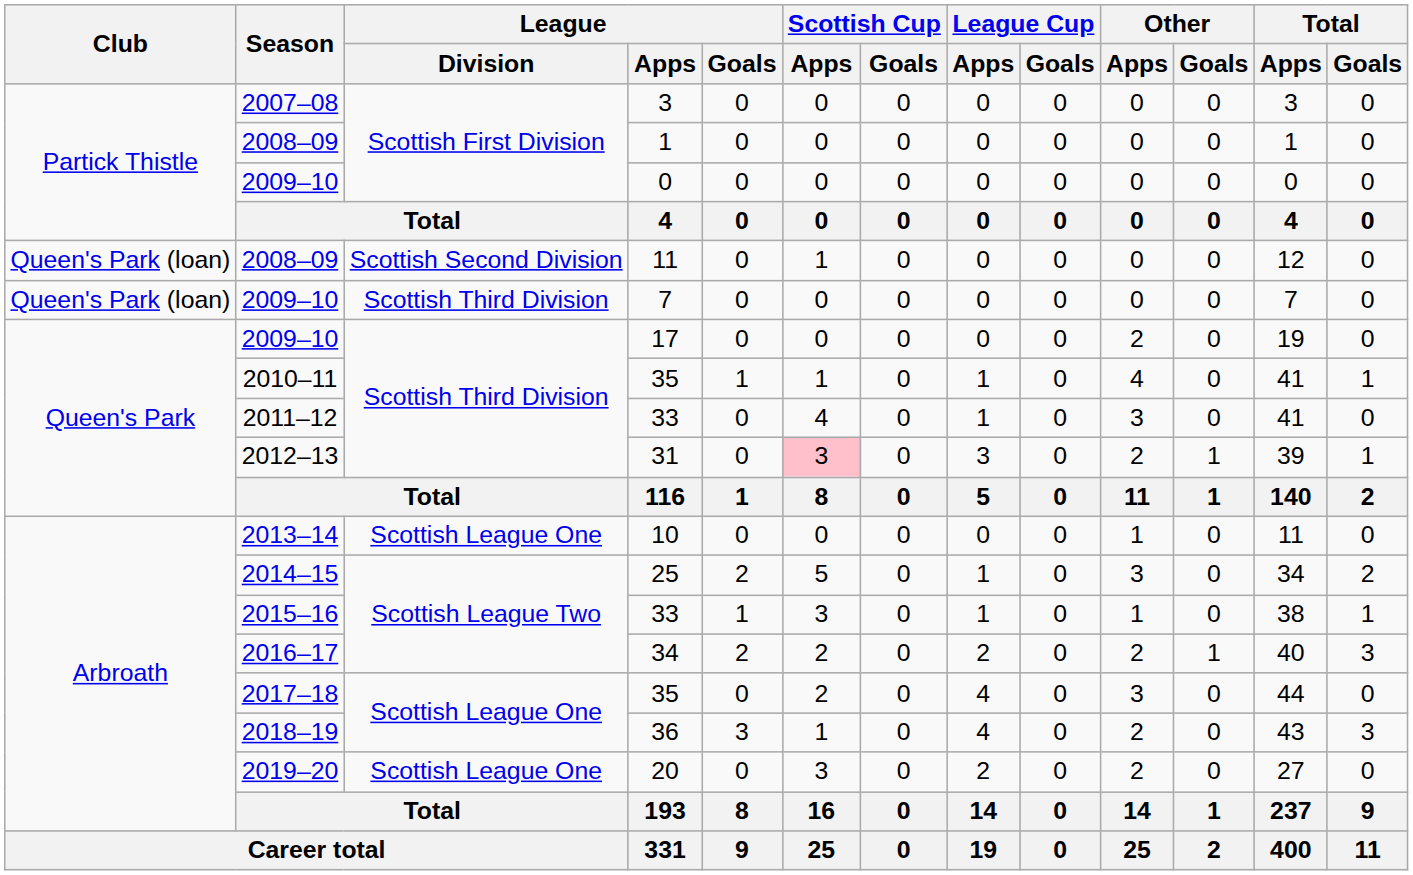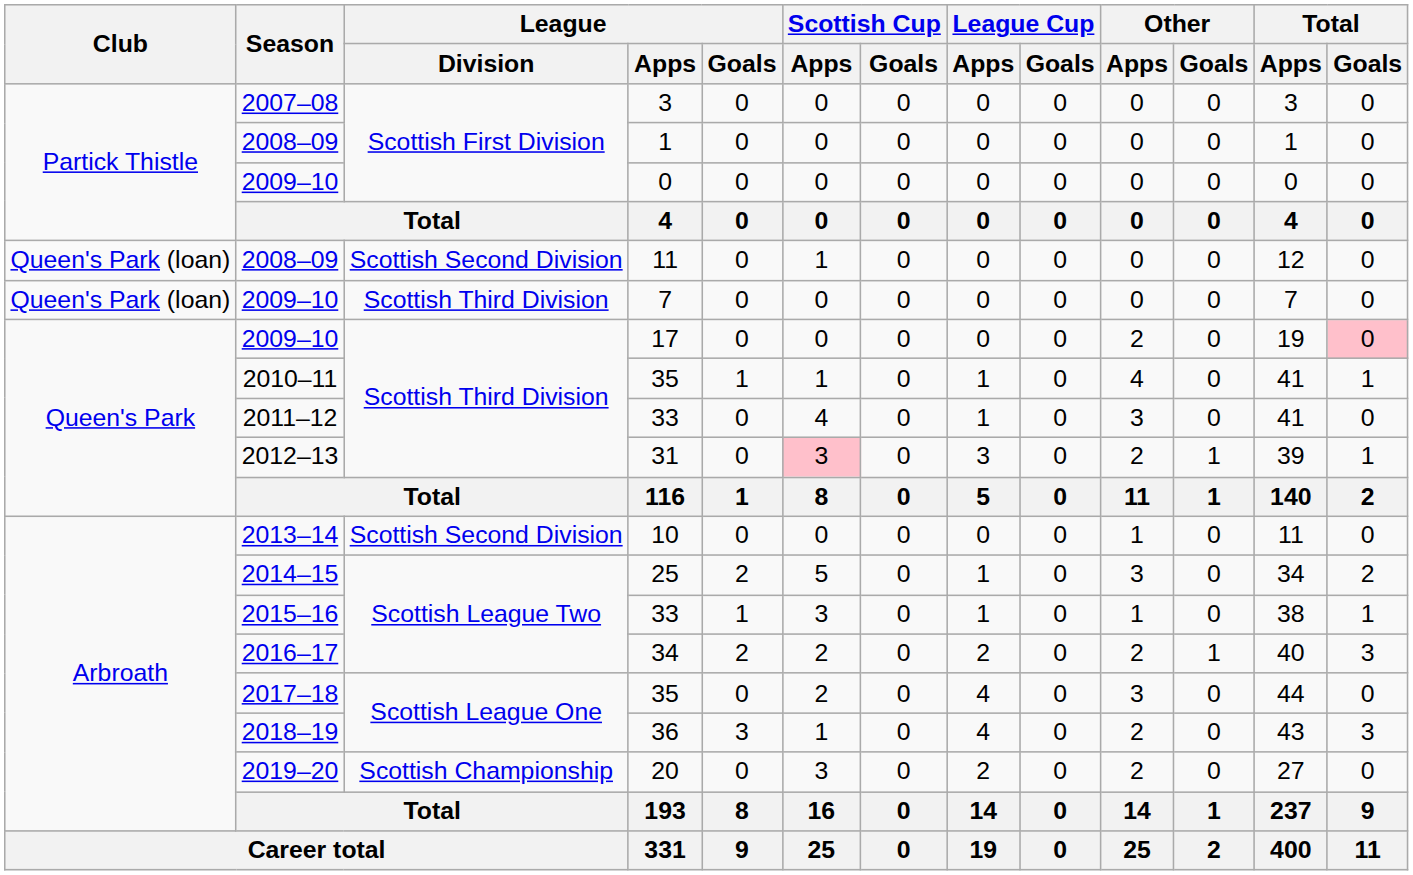(1368, 338) no background -> (1368, 338) pink background
(486, 535) Scottish League One -> (486, 535) Scottish Second Division
(486, 771) Scottish League One -> (486, 771) Scottish Championship
